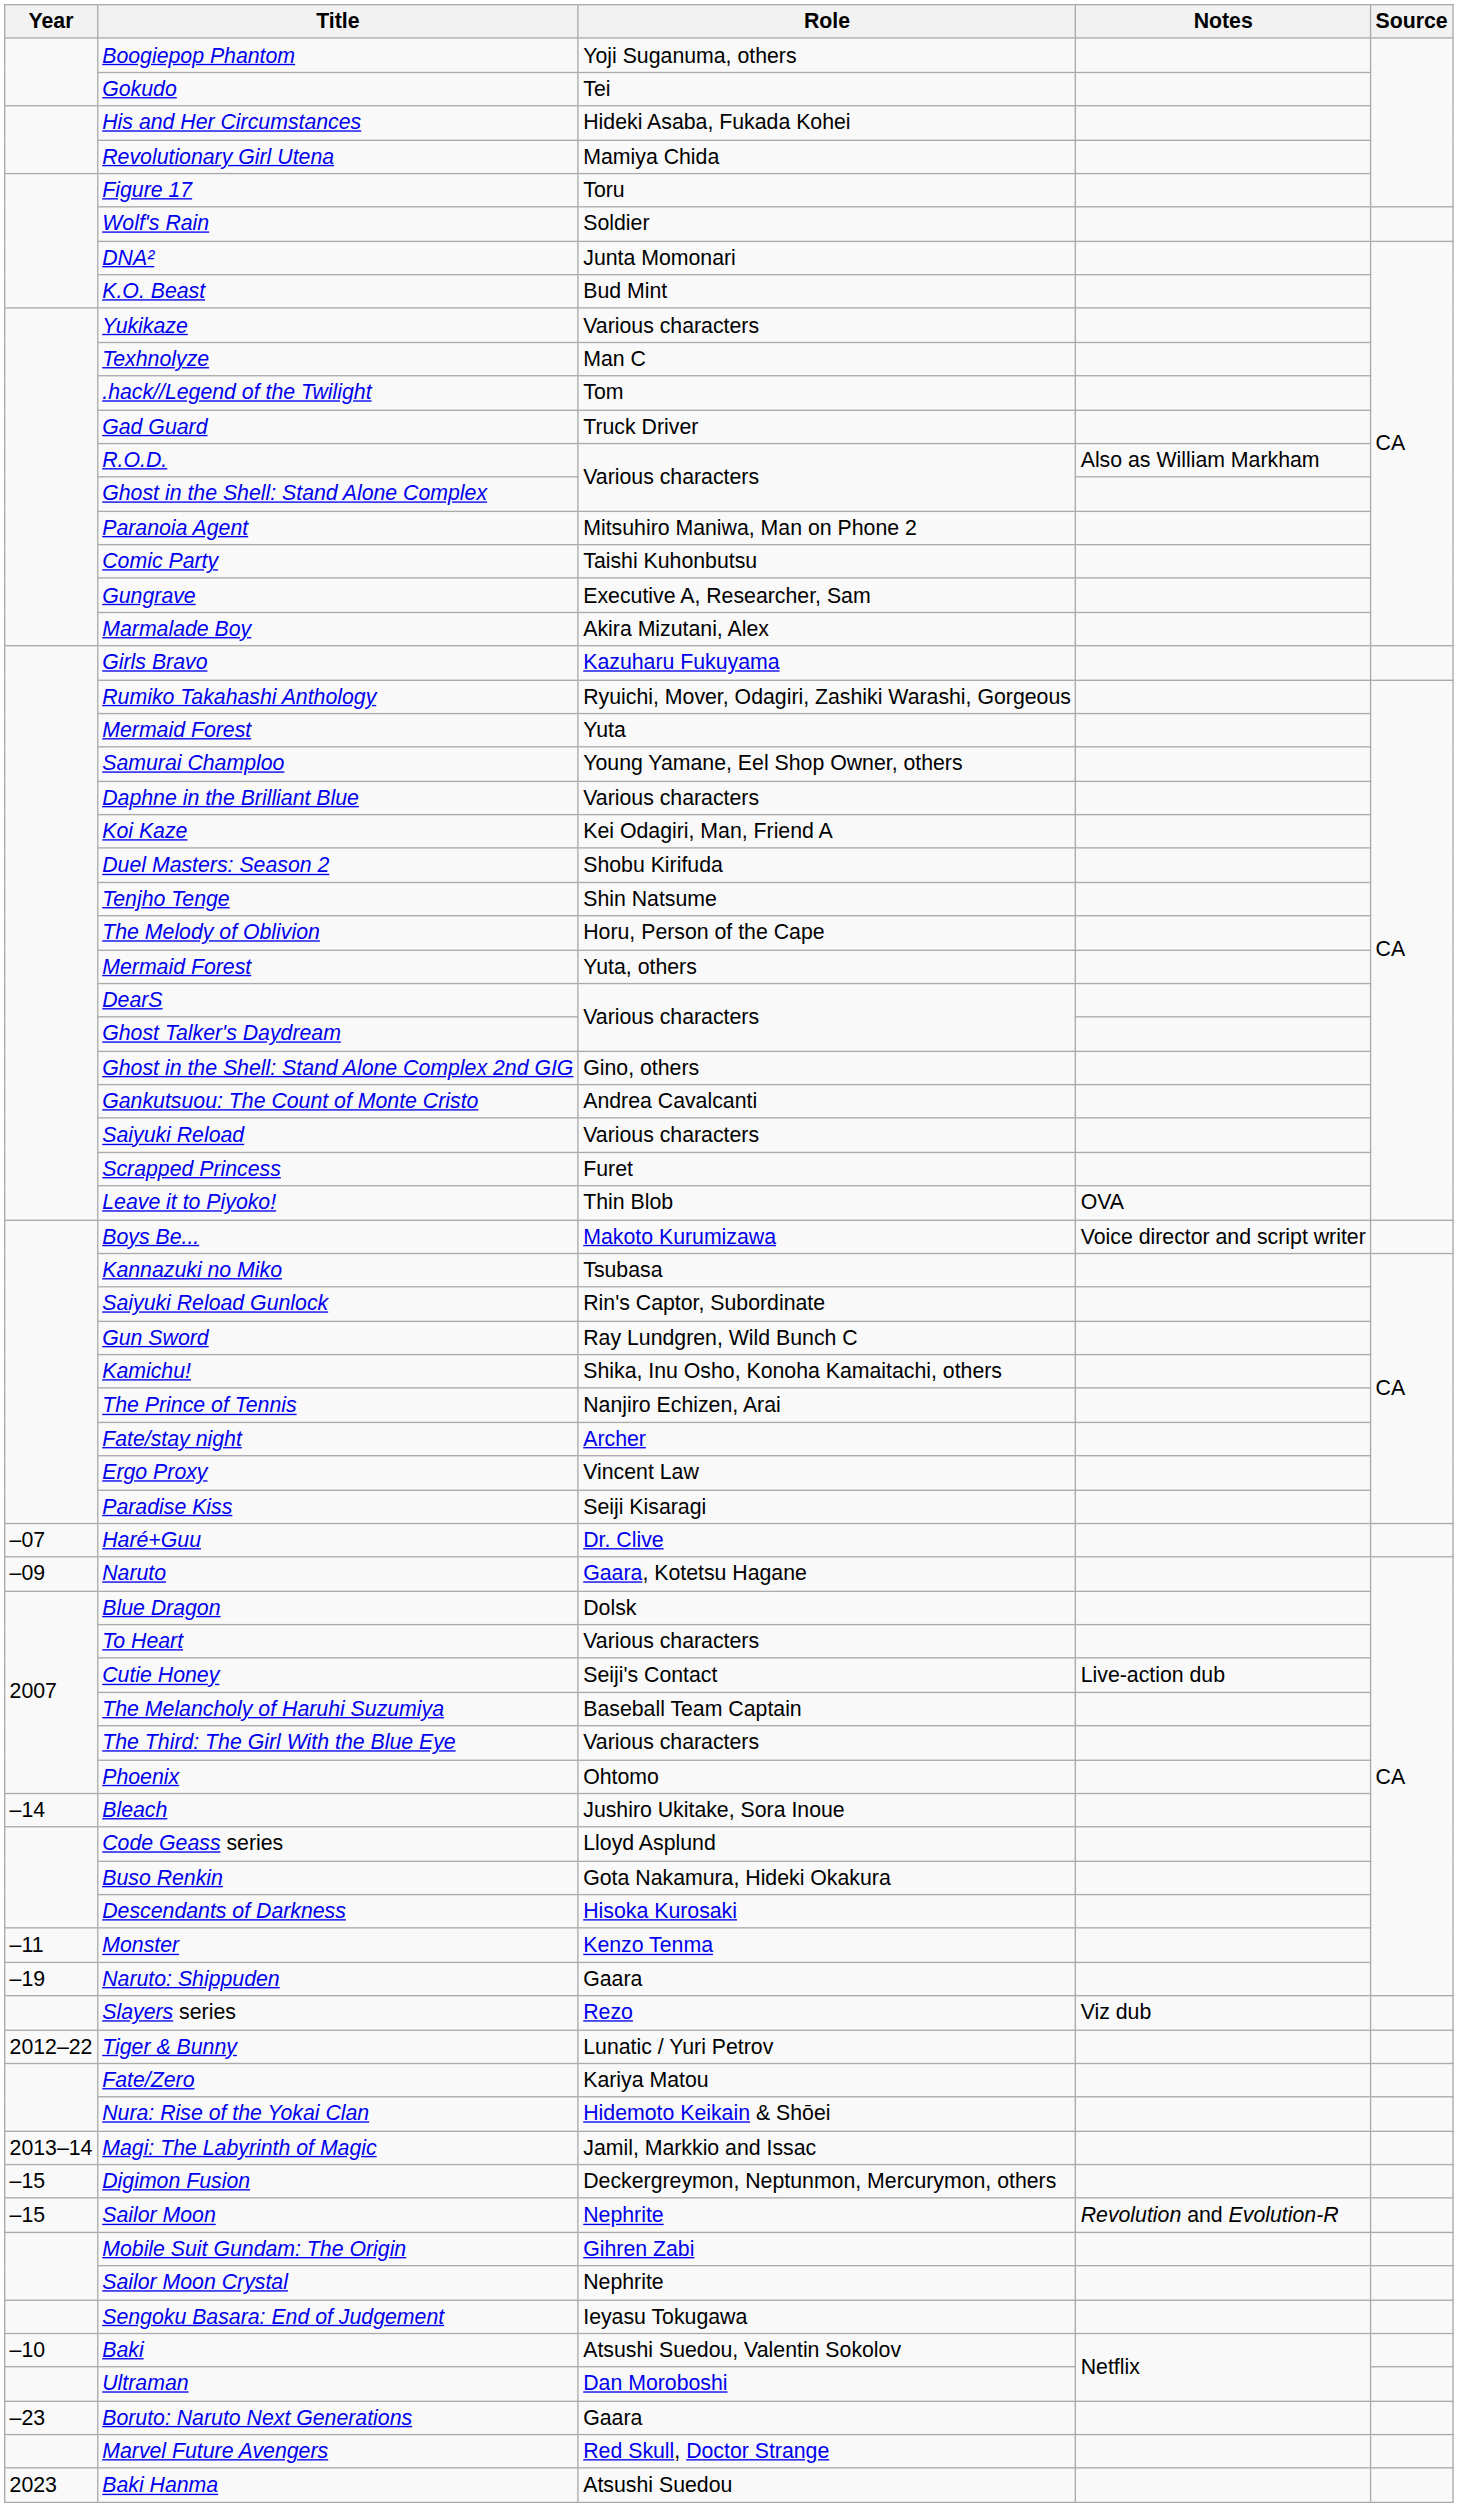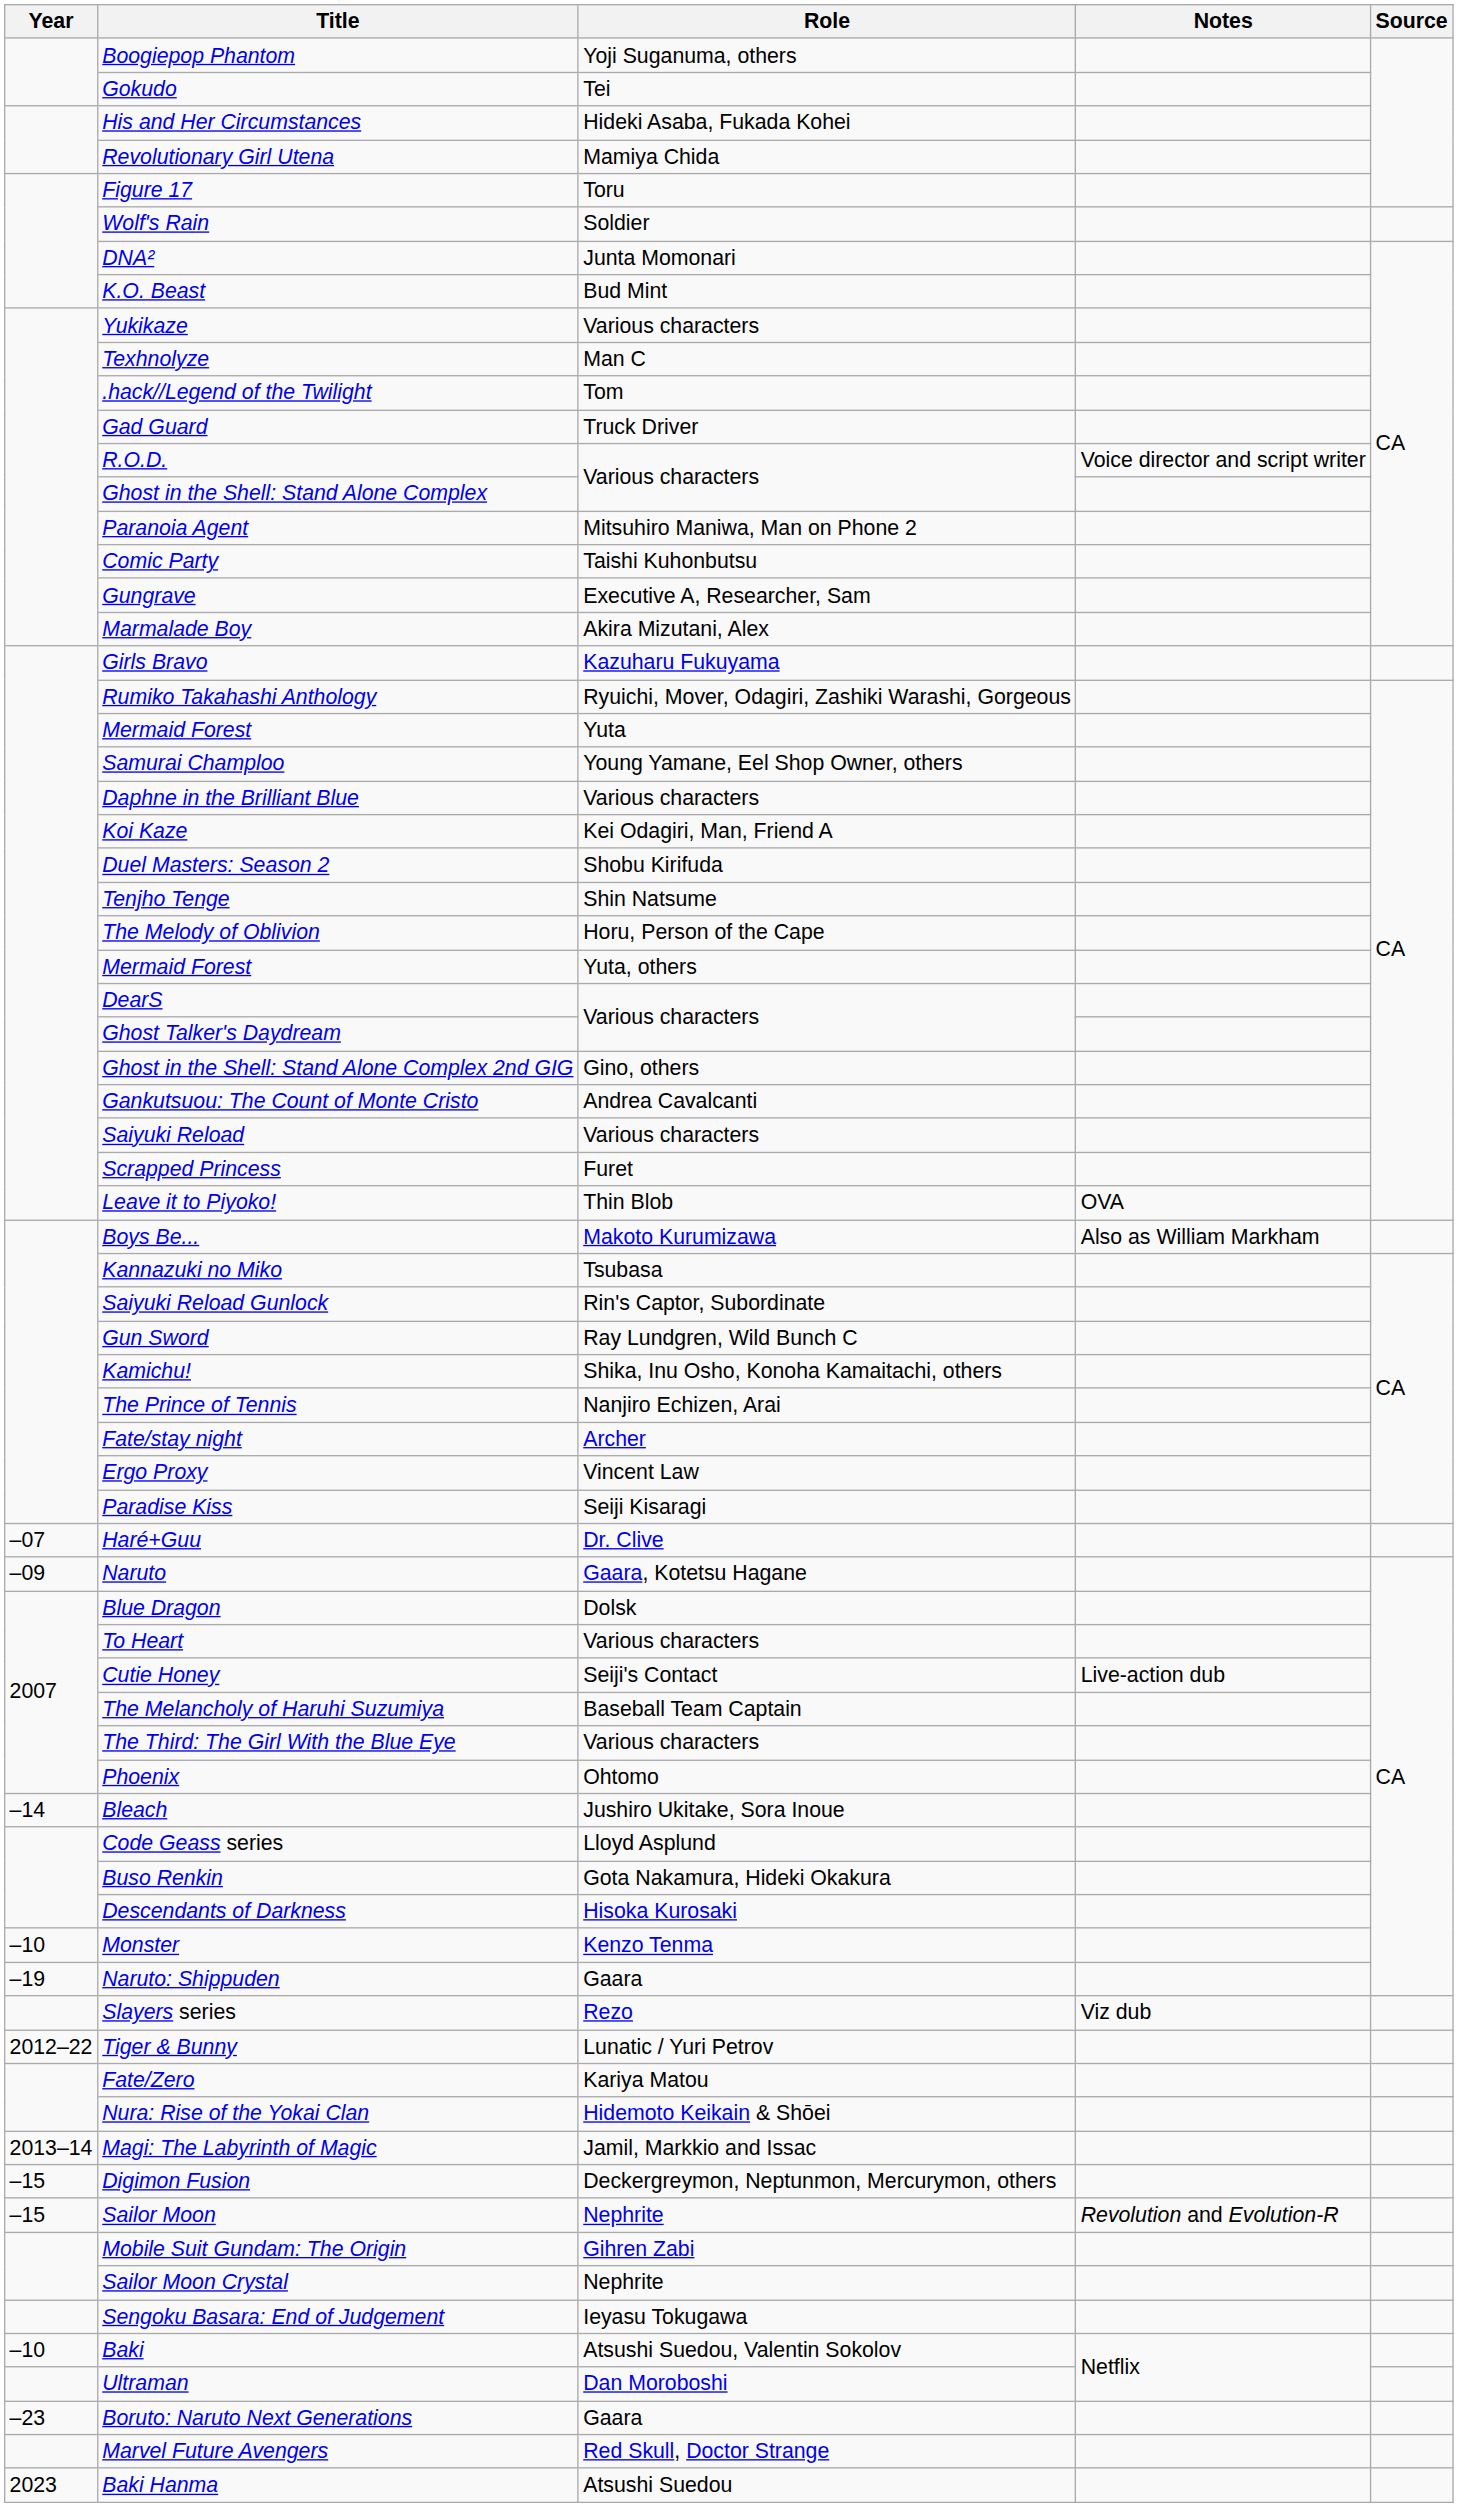(1200, 460) Also as William Markham -> (1223, 460) Voice director and script writer
(1223, 1236) Voice director and script writer -> (1200, 1236) Also as William Markham
(27, 1945) –11 -> (27, 1945) –10
